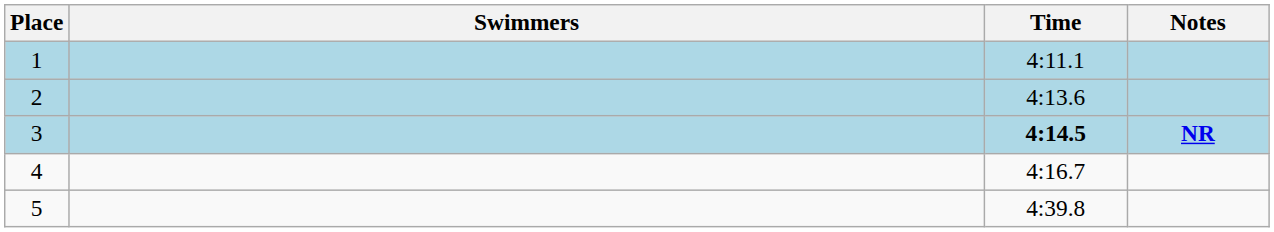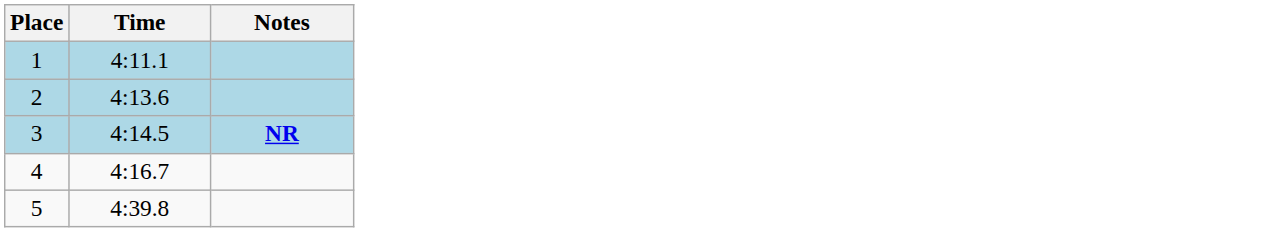- column: (527, 23)
(1056, 134) bold -> (140, 134) normal
